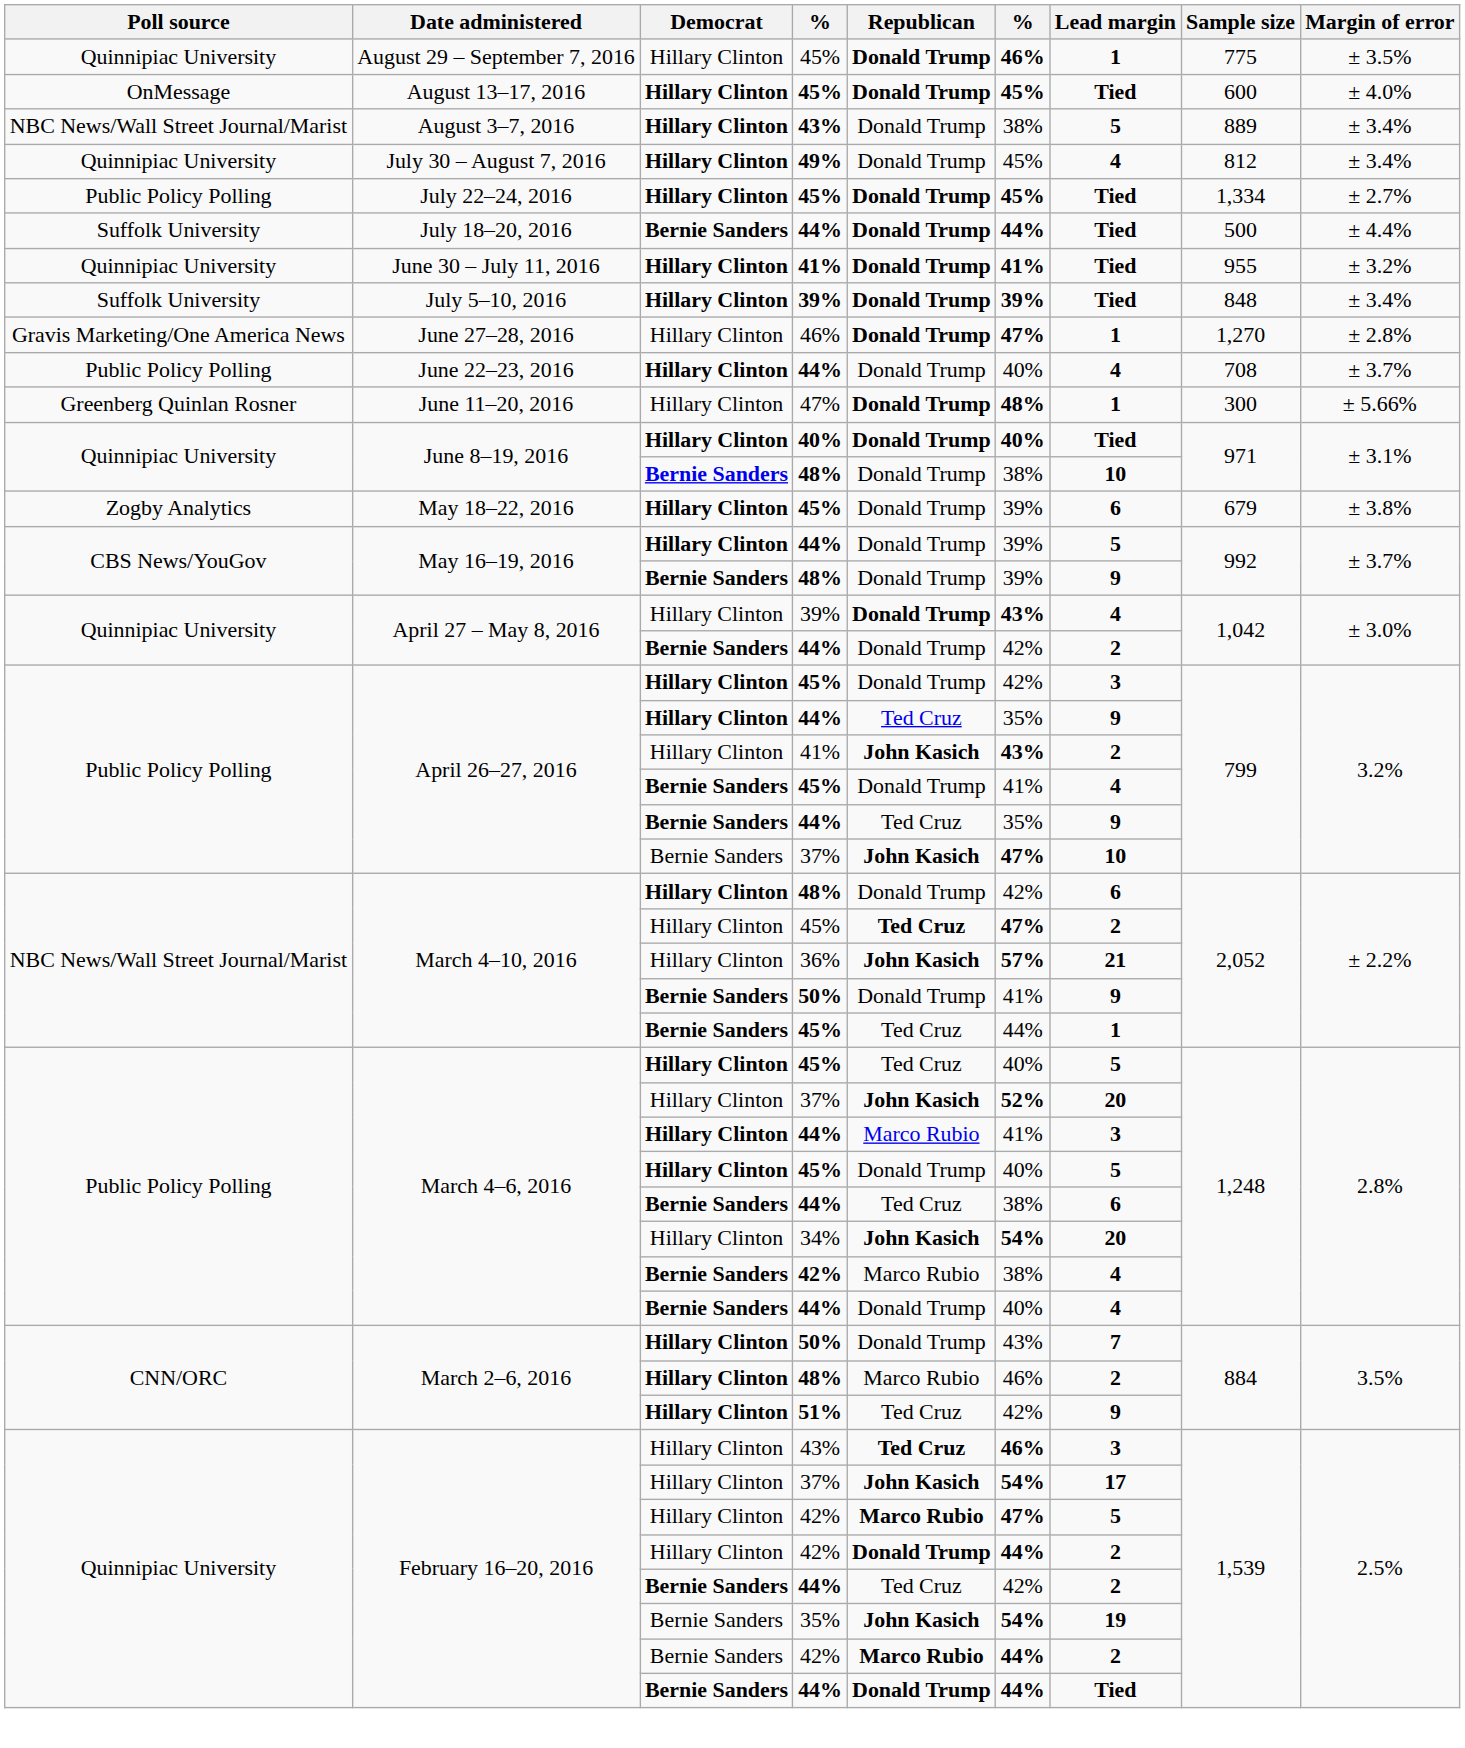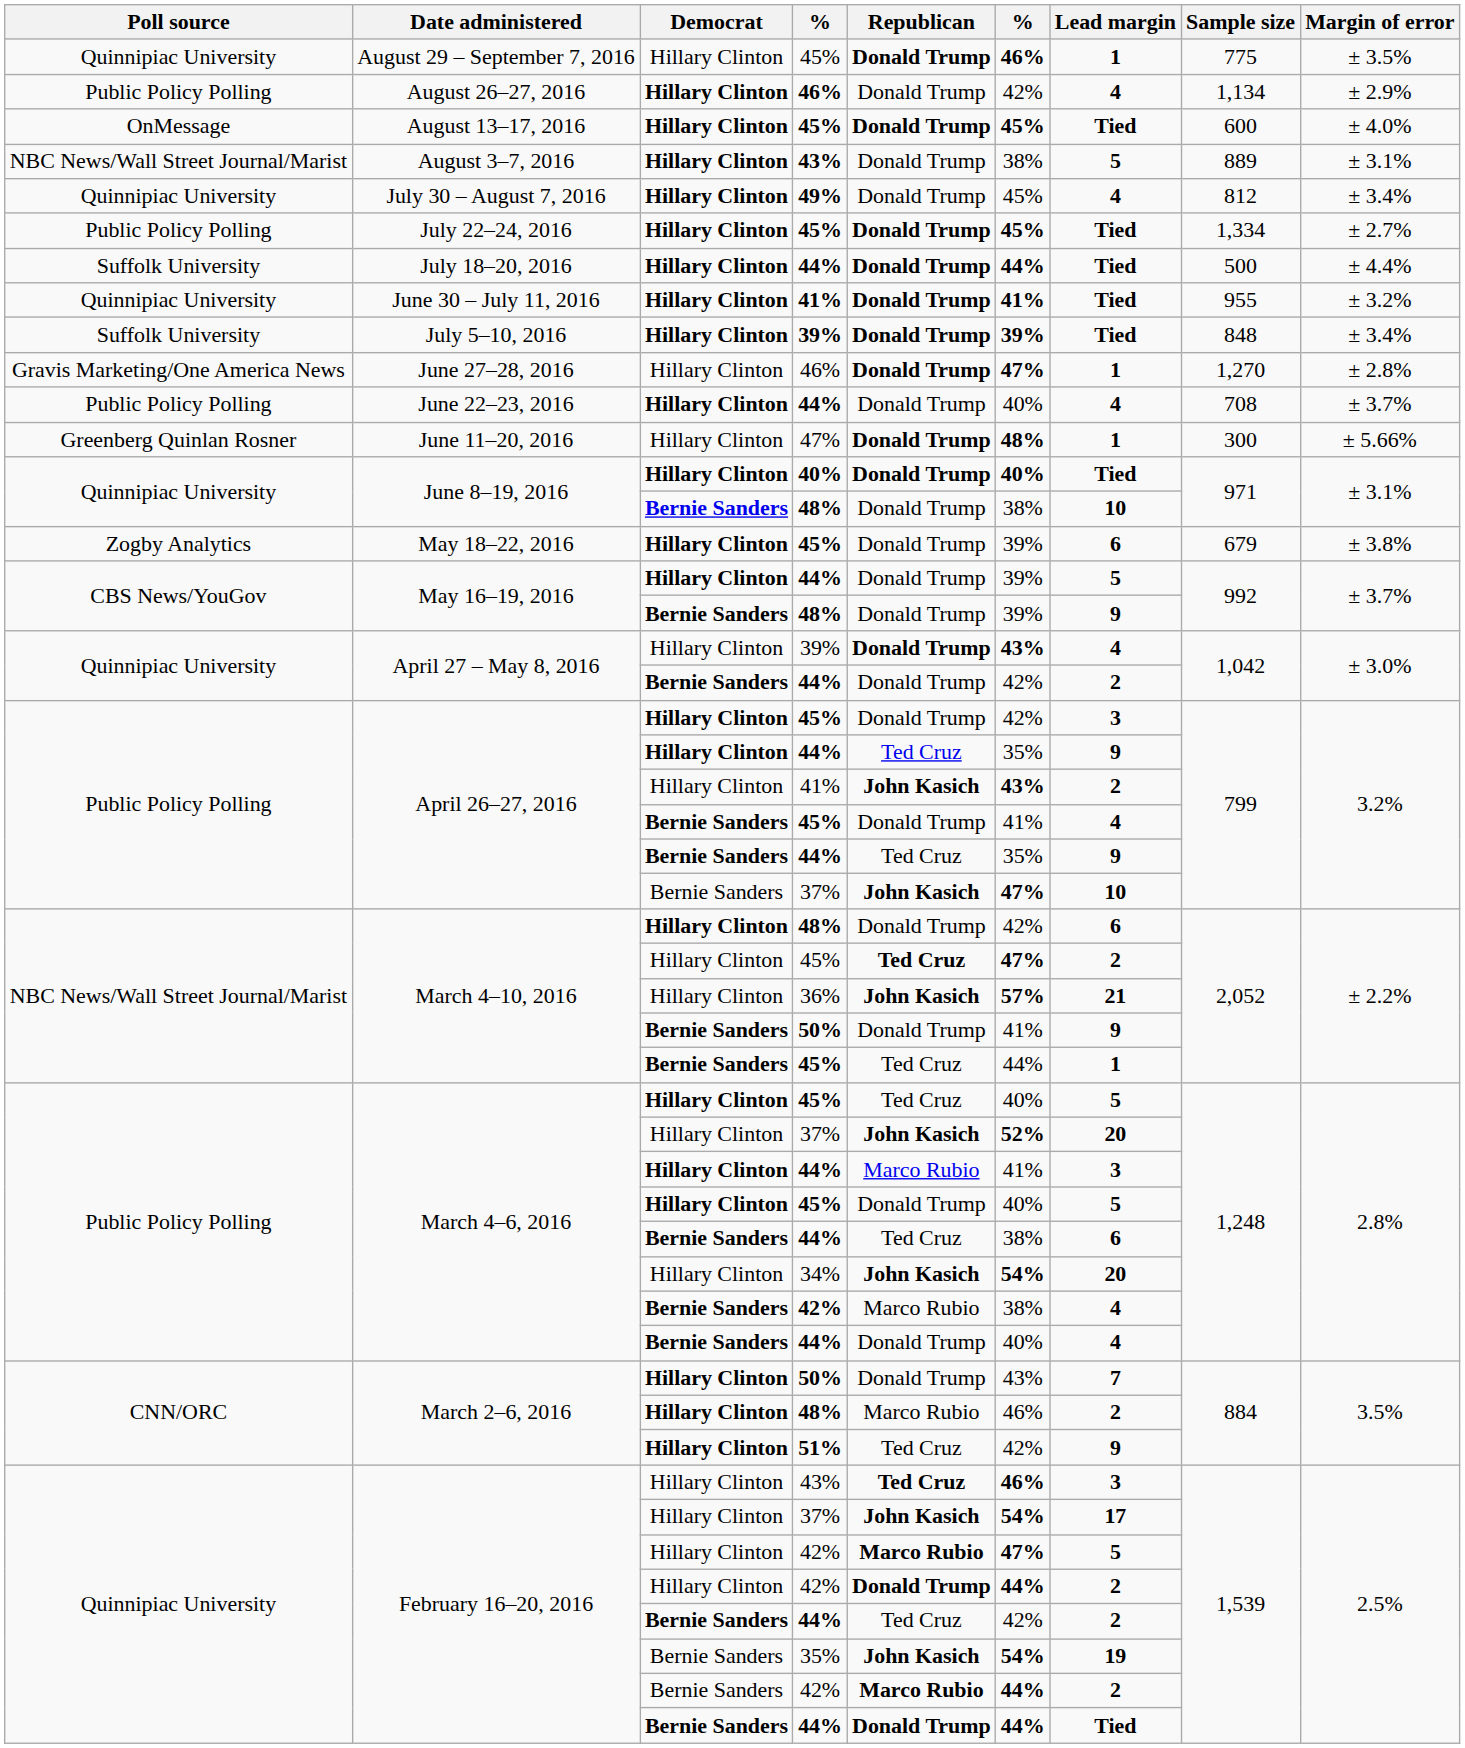+ row: (496, 91)
(1380, 126) ± 3.4% -> (1380, 160) ± 3.1%
(716, 230) Bernie Sanders -> (716, 265) Hillary Clinton
